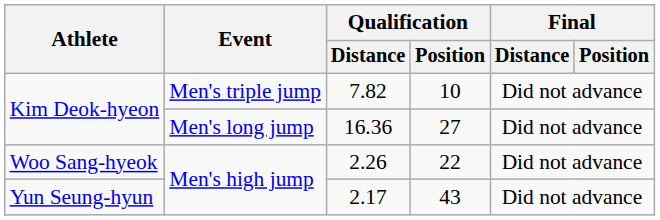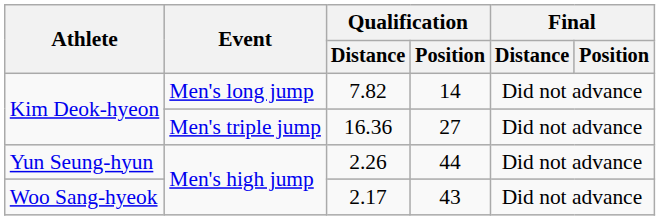(245, 91) Men's triple jump -> (242, 91) Men's long jump
(450, 91) 10 -> (450, 91) 14
(242, 126) Men's long jump -> (245, 126) Men's triple jump
(84, 162) Woo Sang-hyeok -> (82, 162) Yun Seung-hyun
(450, 162) 22 -> (450, 162) 44
(82, 197) Yun Seung-hyun -> (84, 197) Woo Sang-hyeok
